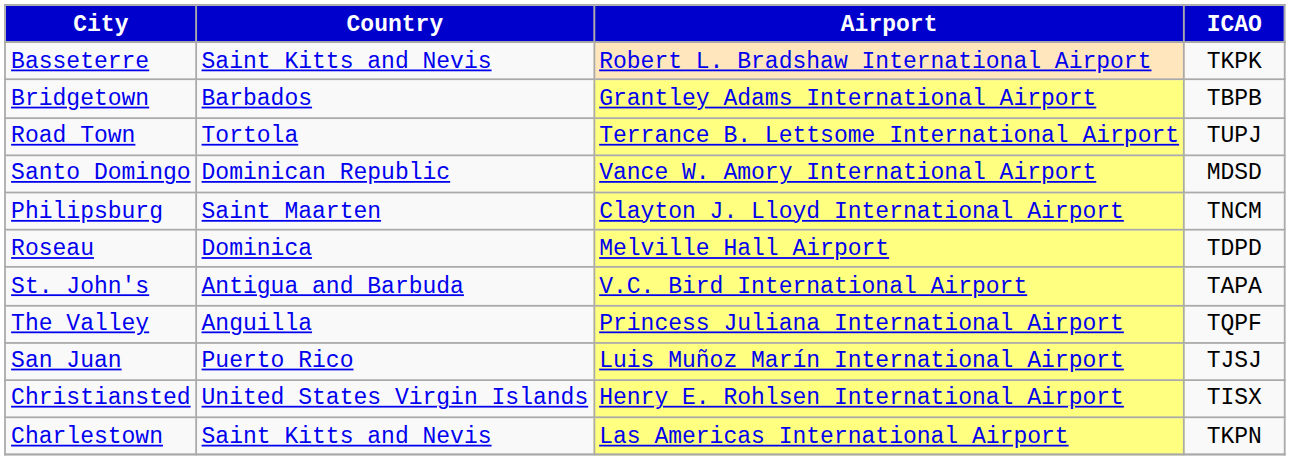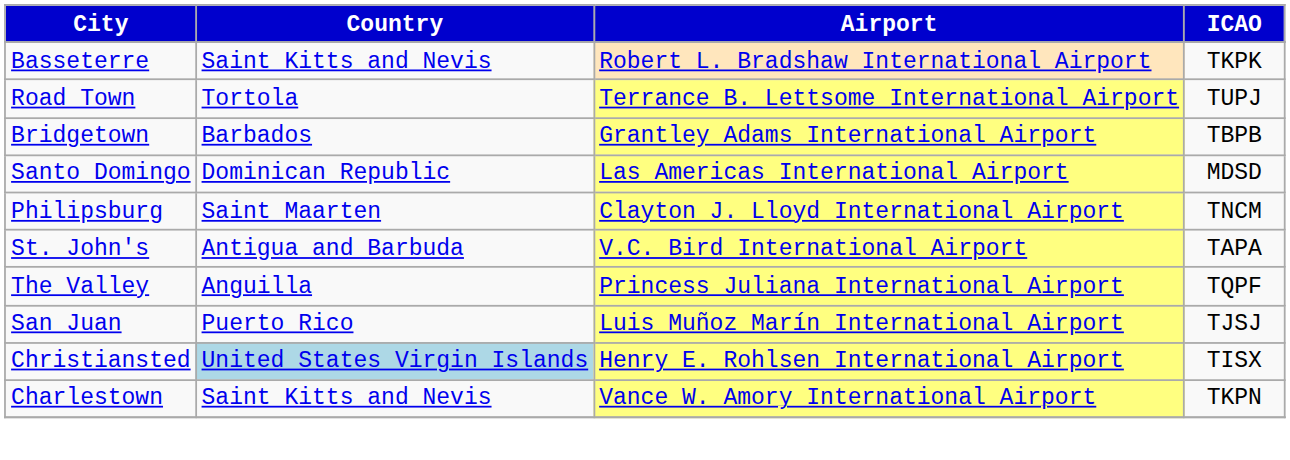rows swapped: (80, 99) <-> (73, 136)
(848, 174) Vance W. Amory International Airport -> (834, 174) Las Americas International Airport
- row: (53, 249)
(395, 399) no background -> (395, 361) lightblue background
(834, 436) Las Americas International Airport -> (848, 399) Vance W. Amory International Airport
